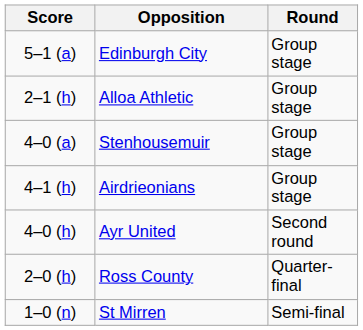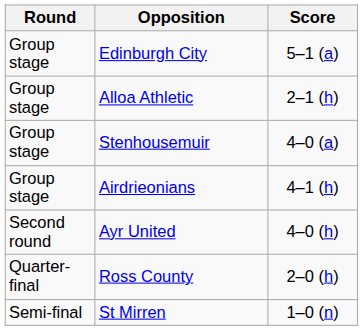columns swapped: (313, 18) <-> (50, 18)
